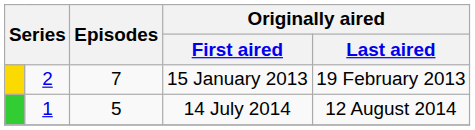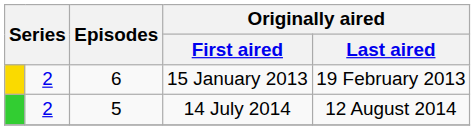(116, 79) 7 -> (116, 79) 6
(47, 109) 1 -> (47, 109) 2
